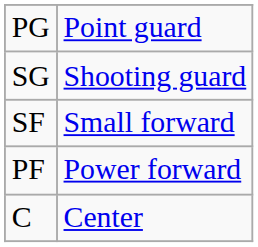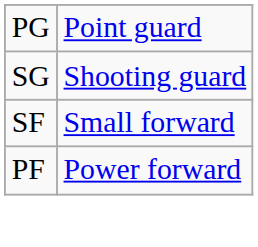- row: (22, 216)
